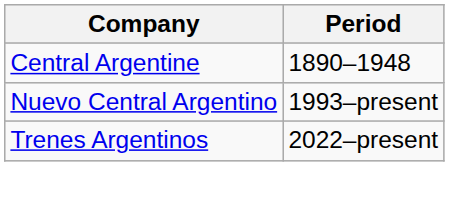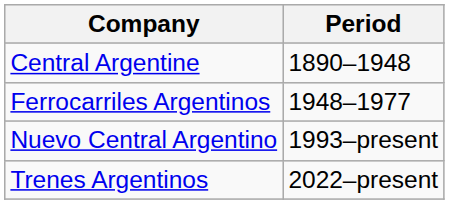+ row: (140, 101)
